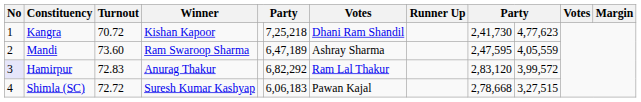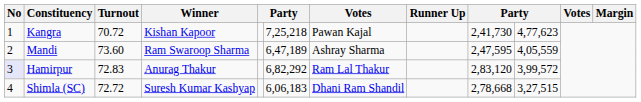(358, 32) Dhani Ram Shandil -> (342, 32) Pawan Kajal
(342, 87) Pawan Kajal -> (358, 87) Dhani Ram Shandil
